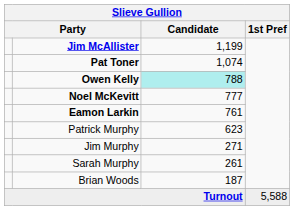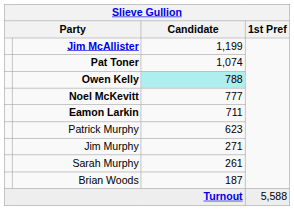(234, 113) 761 -> (234, 113) 711
